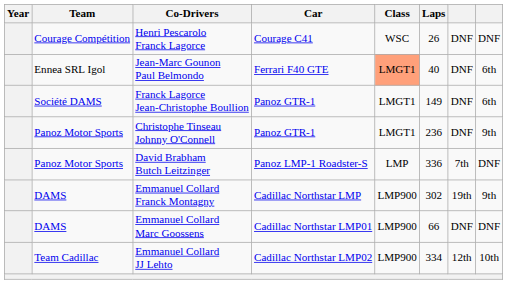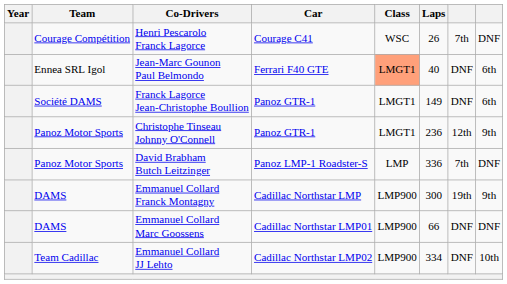(462, 38) DNF -> (462, 38) 7th
(462, 132) DNF -> (462, 132) 12th
(434, 195) 302 -> (434, 195) 300
(462, 258) 12th -> (462, 258) DNF
